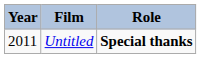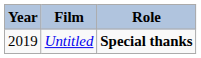(23, 41) 2011 -> (23, 41) 2019
